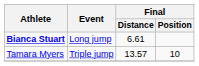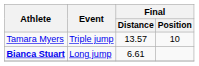rows swapped: (36, 40) <-> (35, 54)
